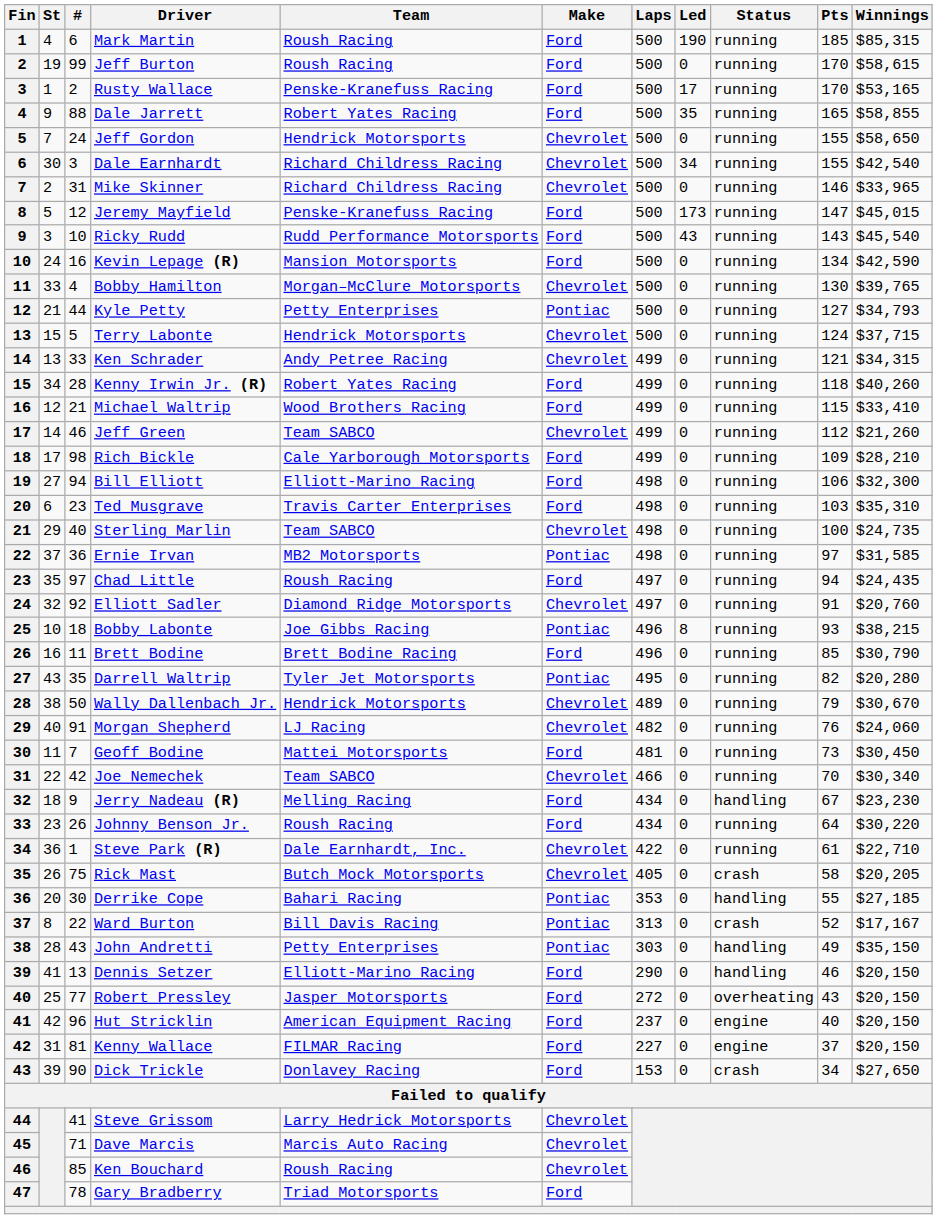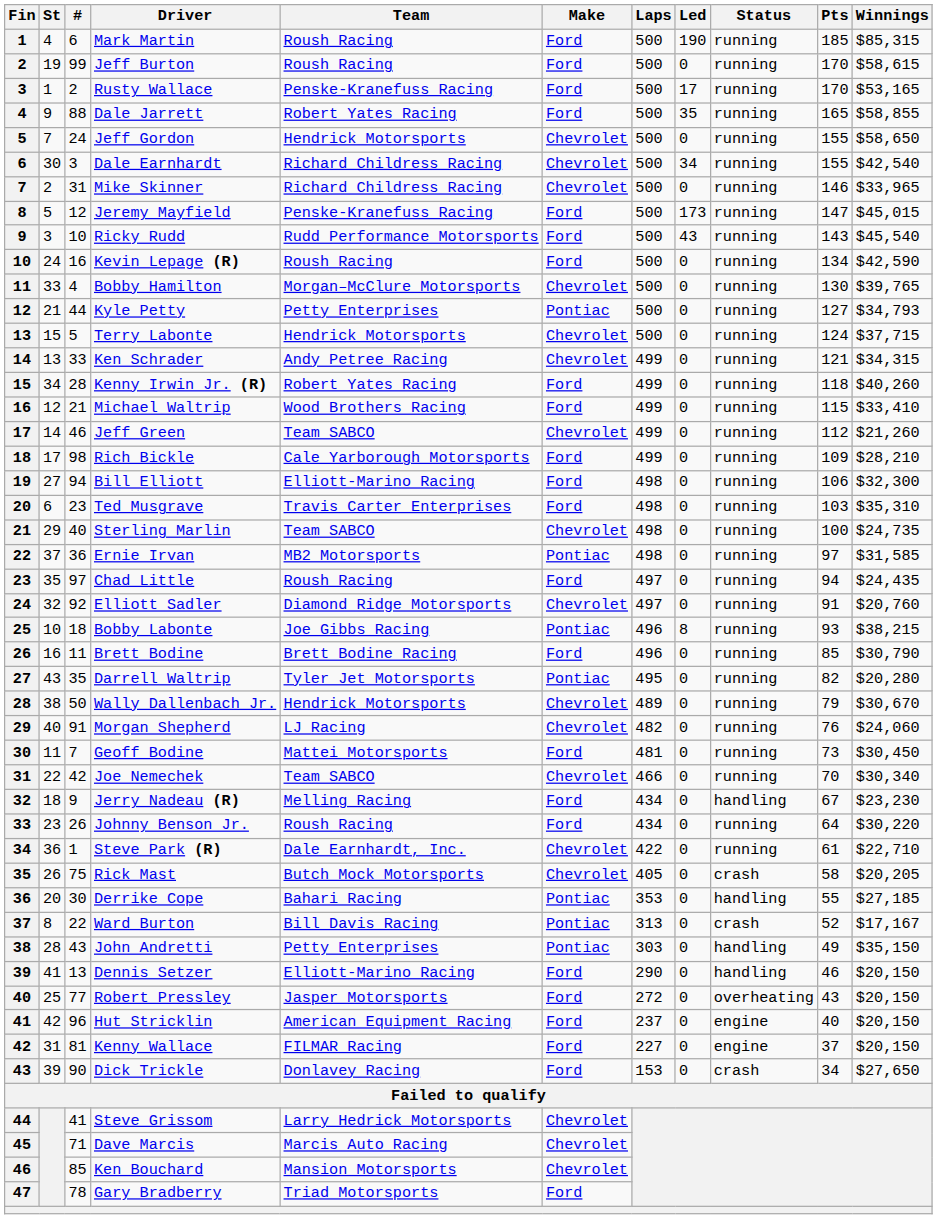(370, 262) Mansion Motorsports -> (338, 262) Roush Racing
(338, 1170) Roush Racing -> (370, 1170) Mansion Motorsports
